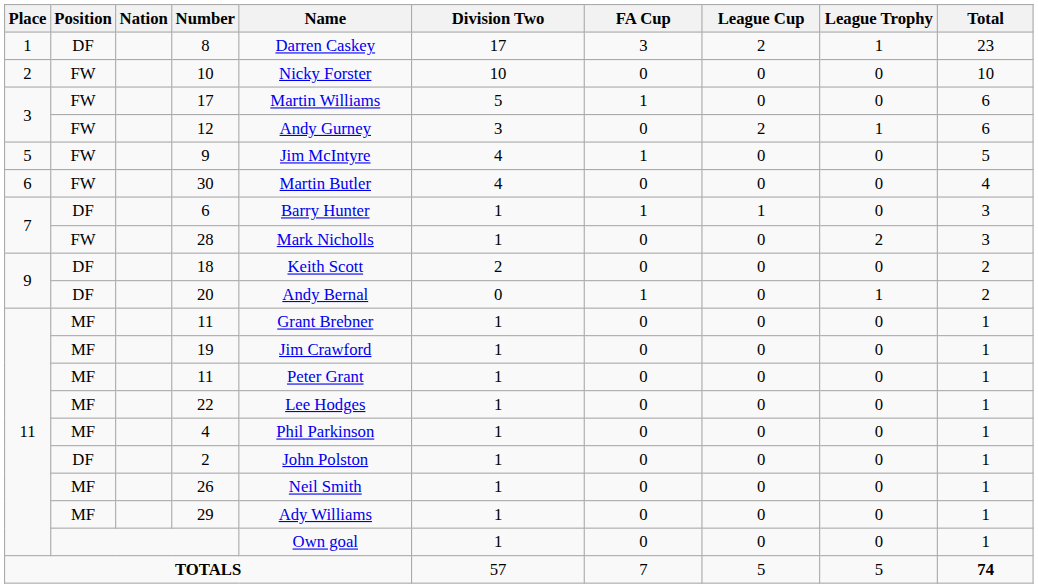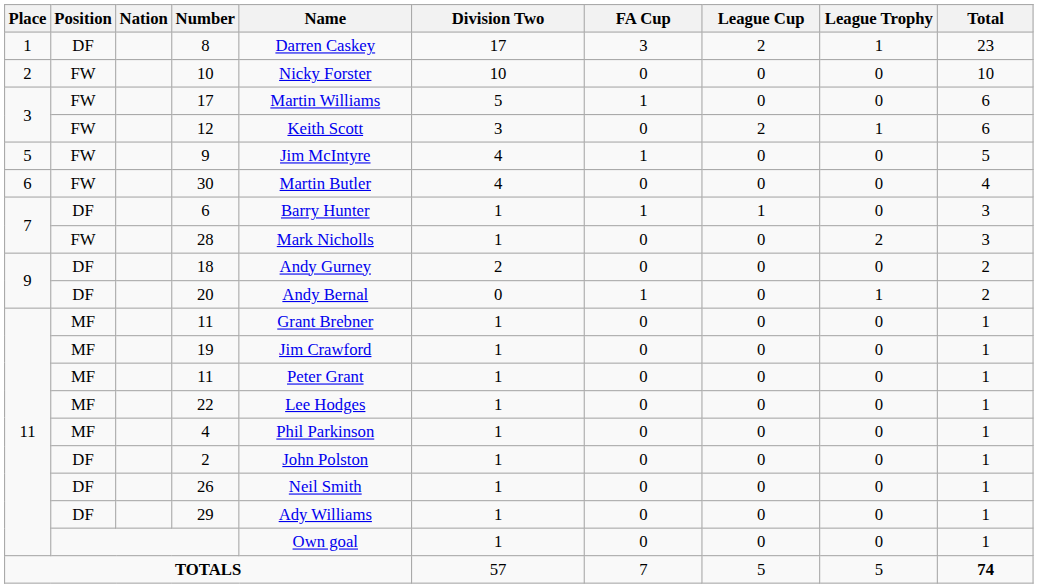(325, 128) Andy Gurney -> (325, 128) Keith Scott
(325, 266) Keith Scott -> (325, 266) Andy Gurney
(83, 487) MF -> (83, 487) DF
(83, 514) MF -> (83, 514) DF
